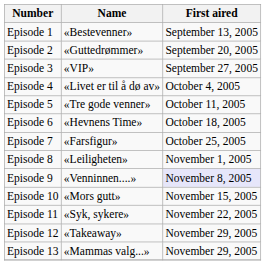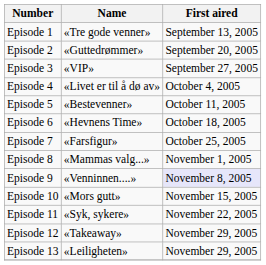(98, 31) «Bestevenner» -> (107, 31) «Tre gode venner»
(107, 104) «Tre gode venner» -> (98, 104) «Bestevenner»
(96, 159) «Leiligheten» -> (107, 159) «Mammas valg...»
(107, 251) «Mammas valg...» -> (96, 251) «Leiligheten»
